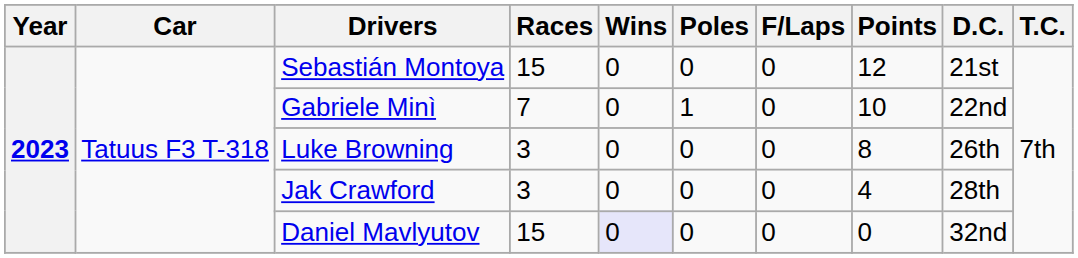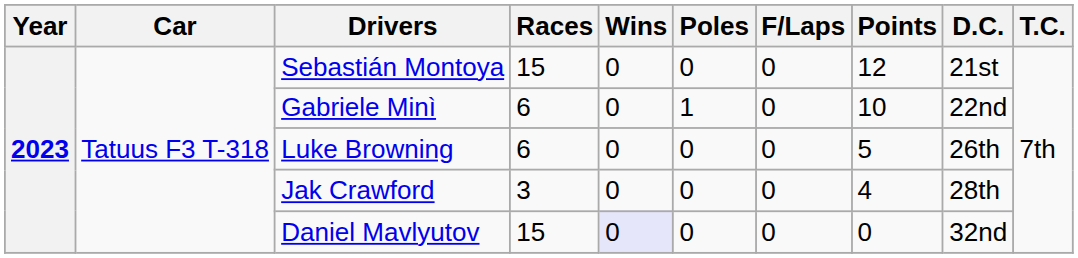(524, 108) 7 -> (524, 108) 6
(524, 149) 3 -> (524, 149) 6
(865, 149) 8 -> (865, 149) 5
